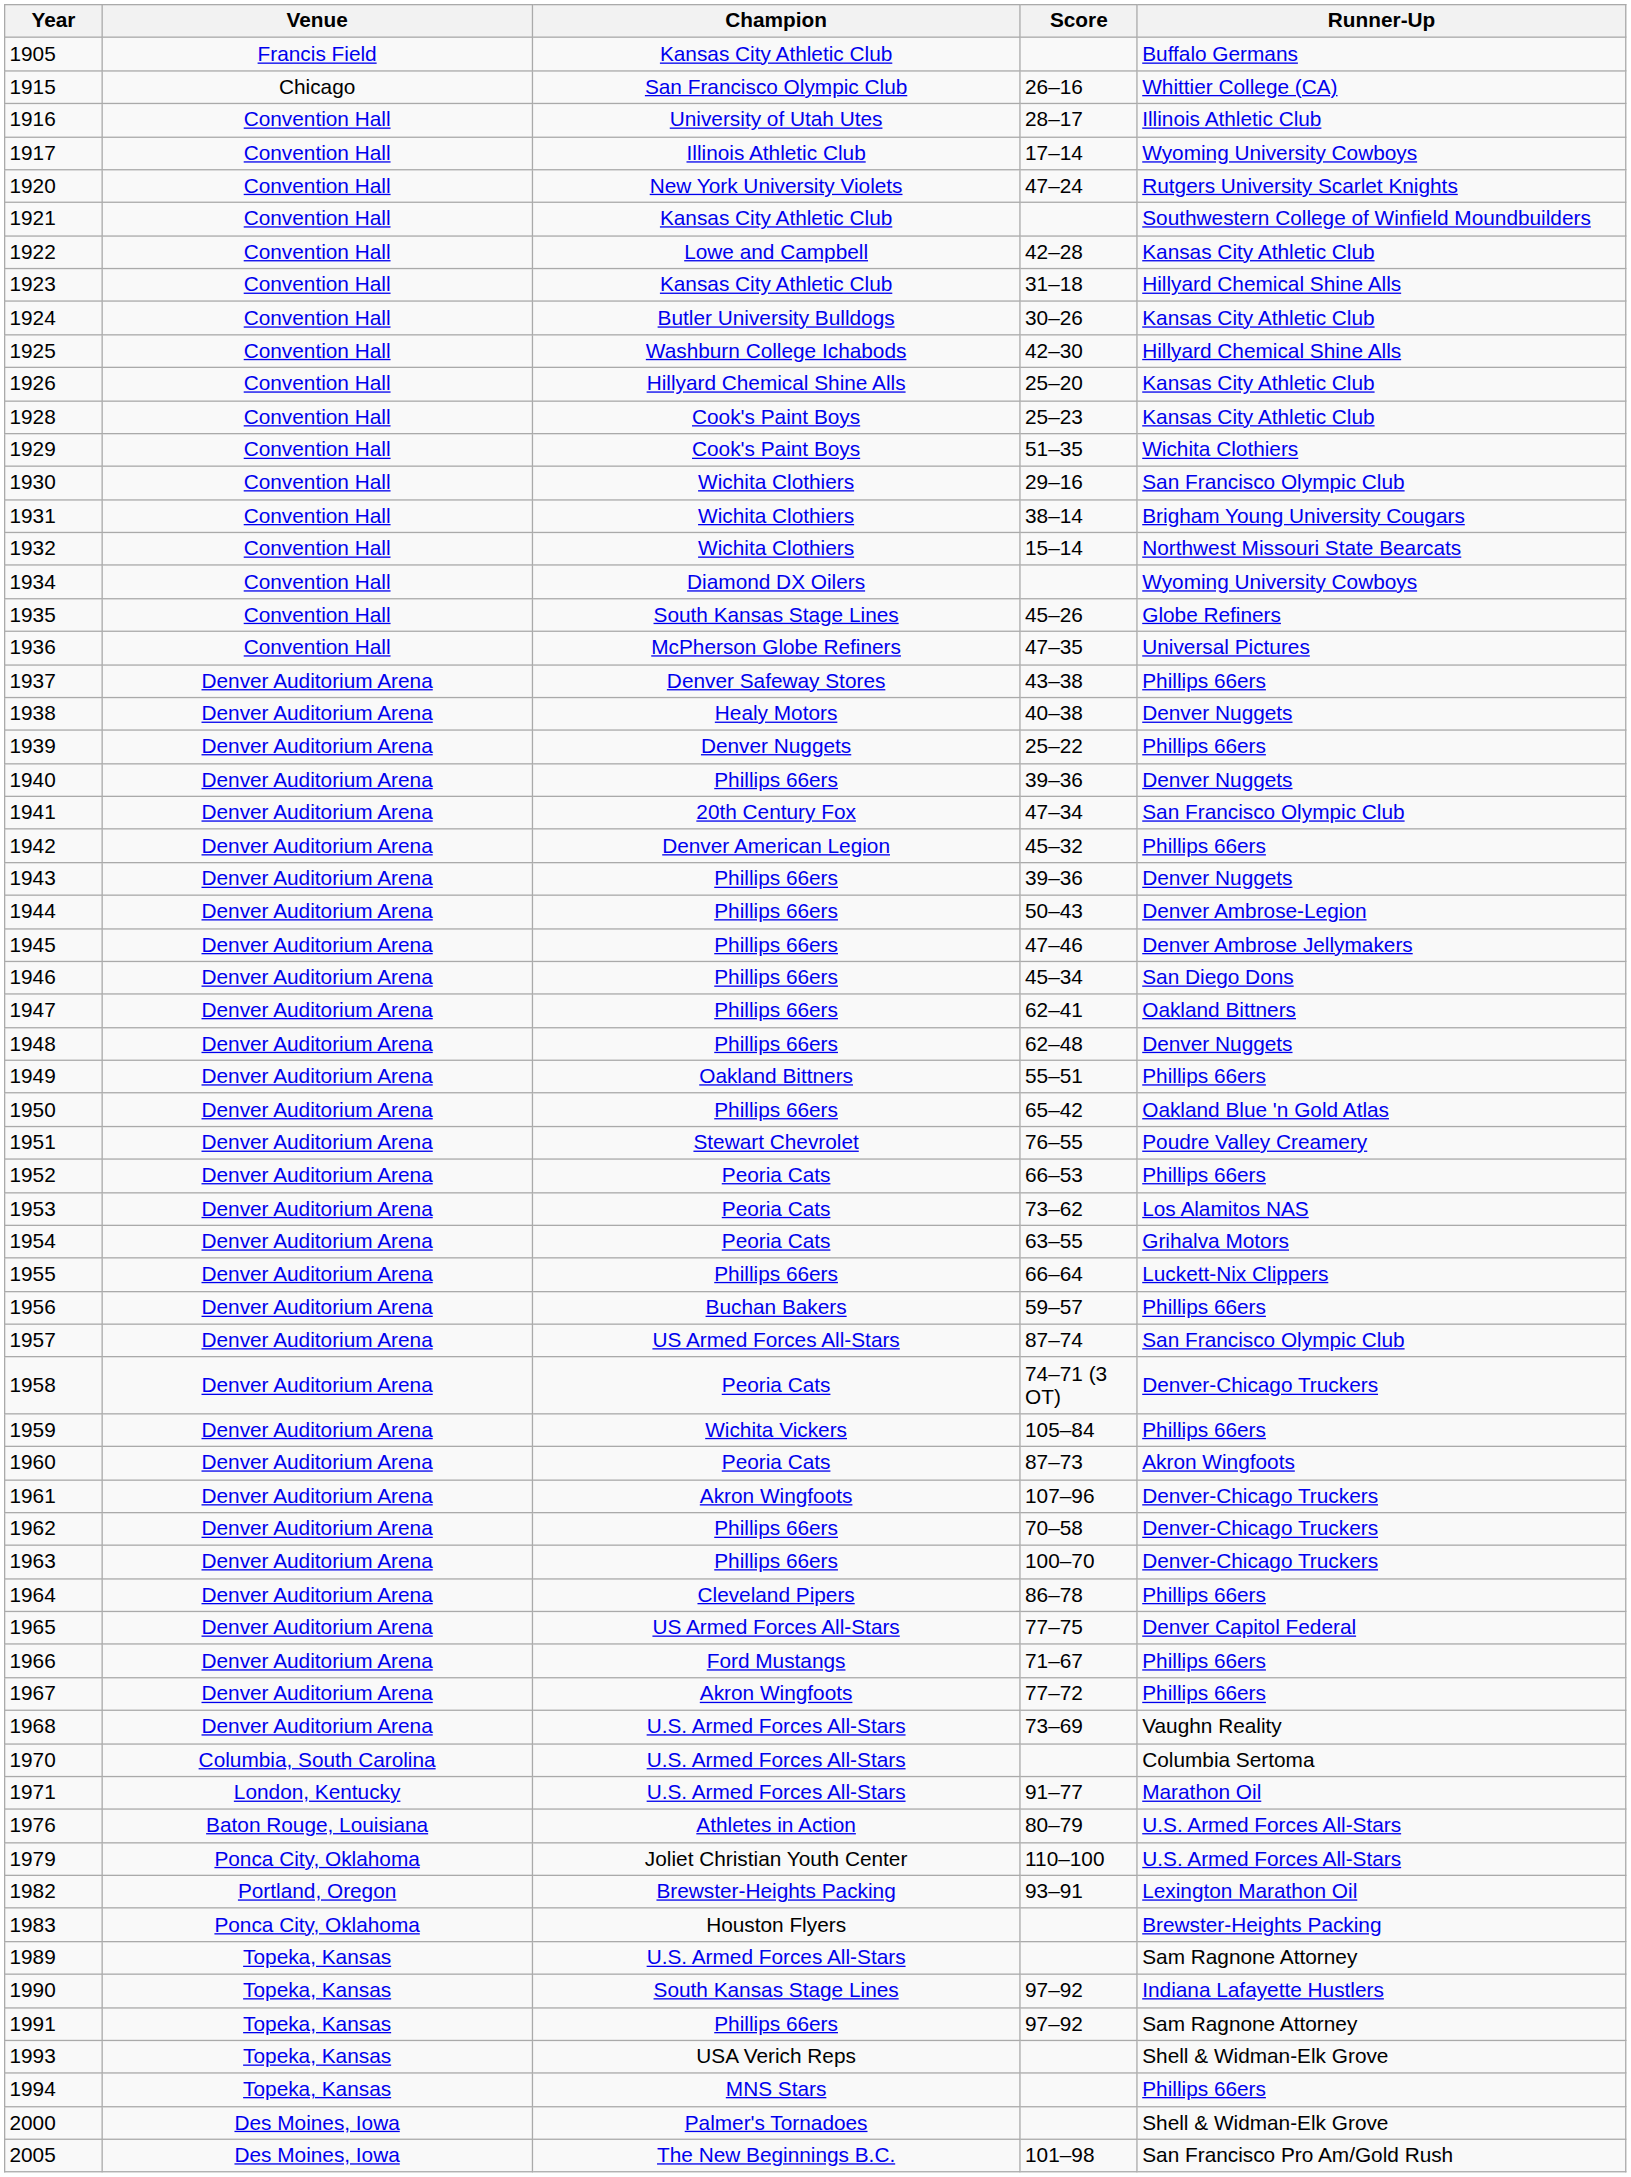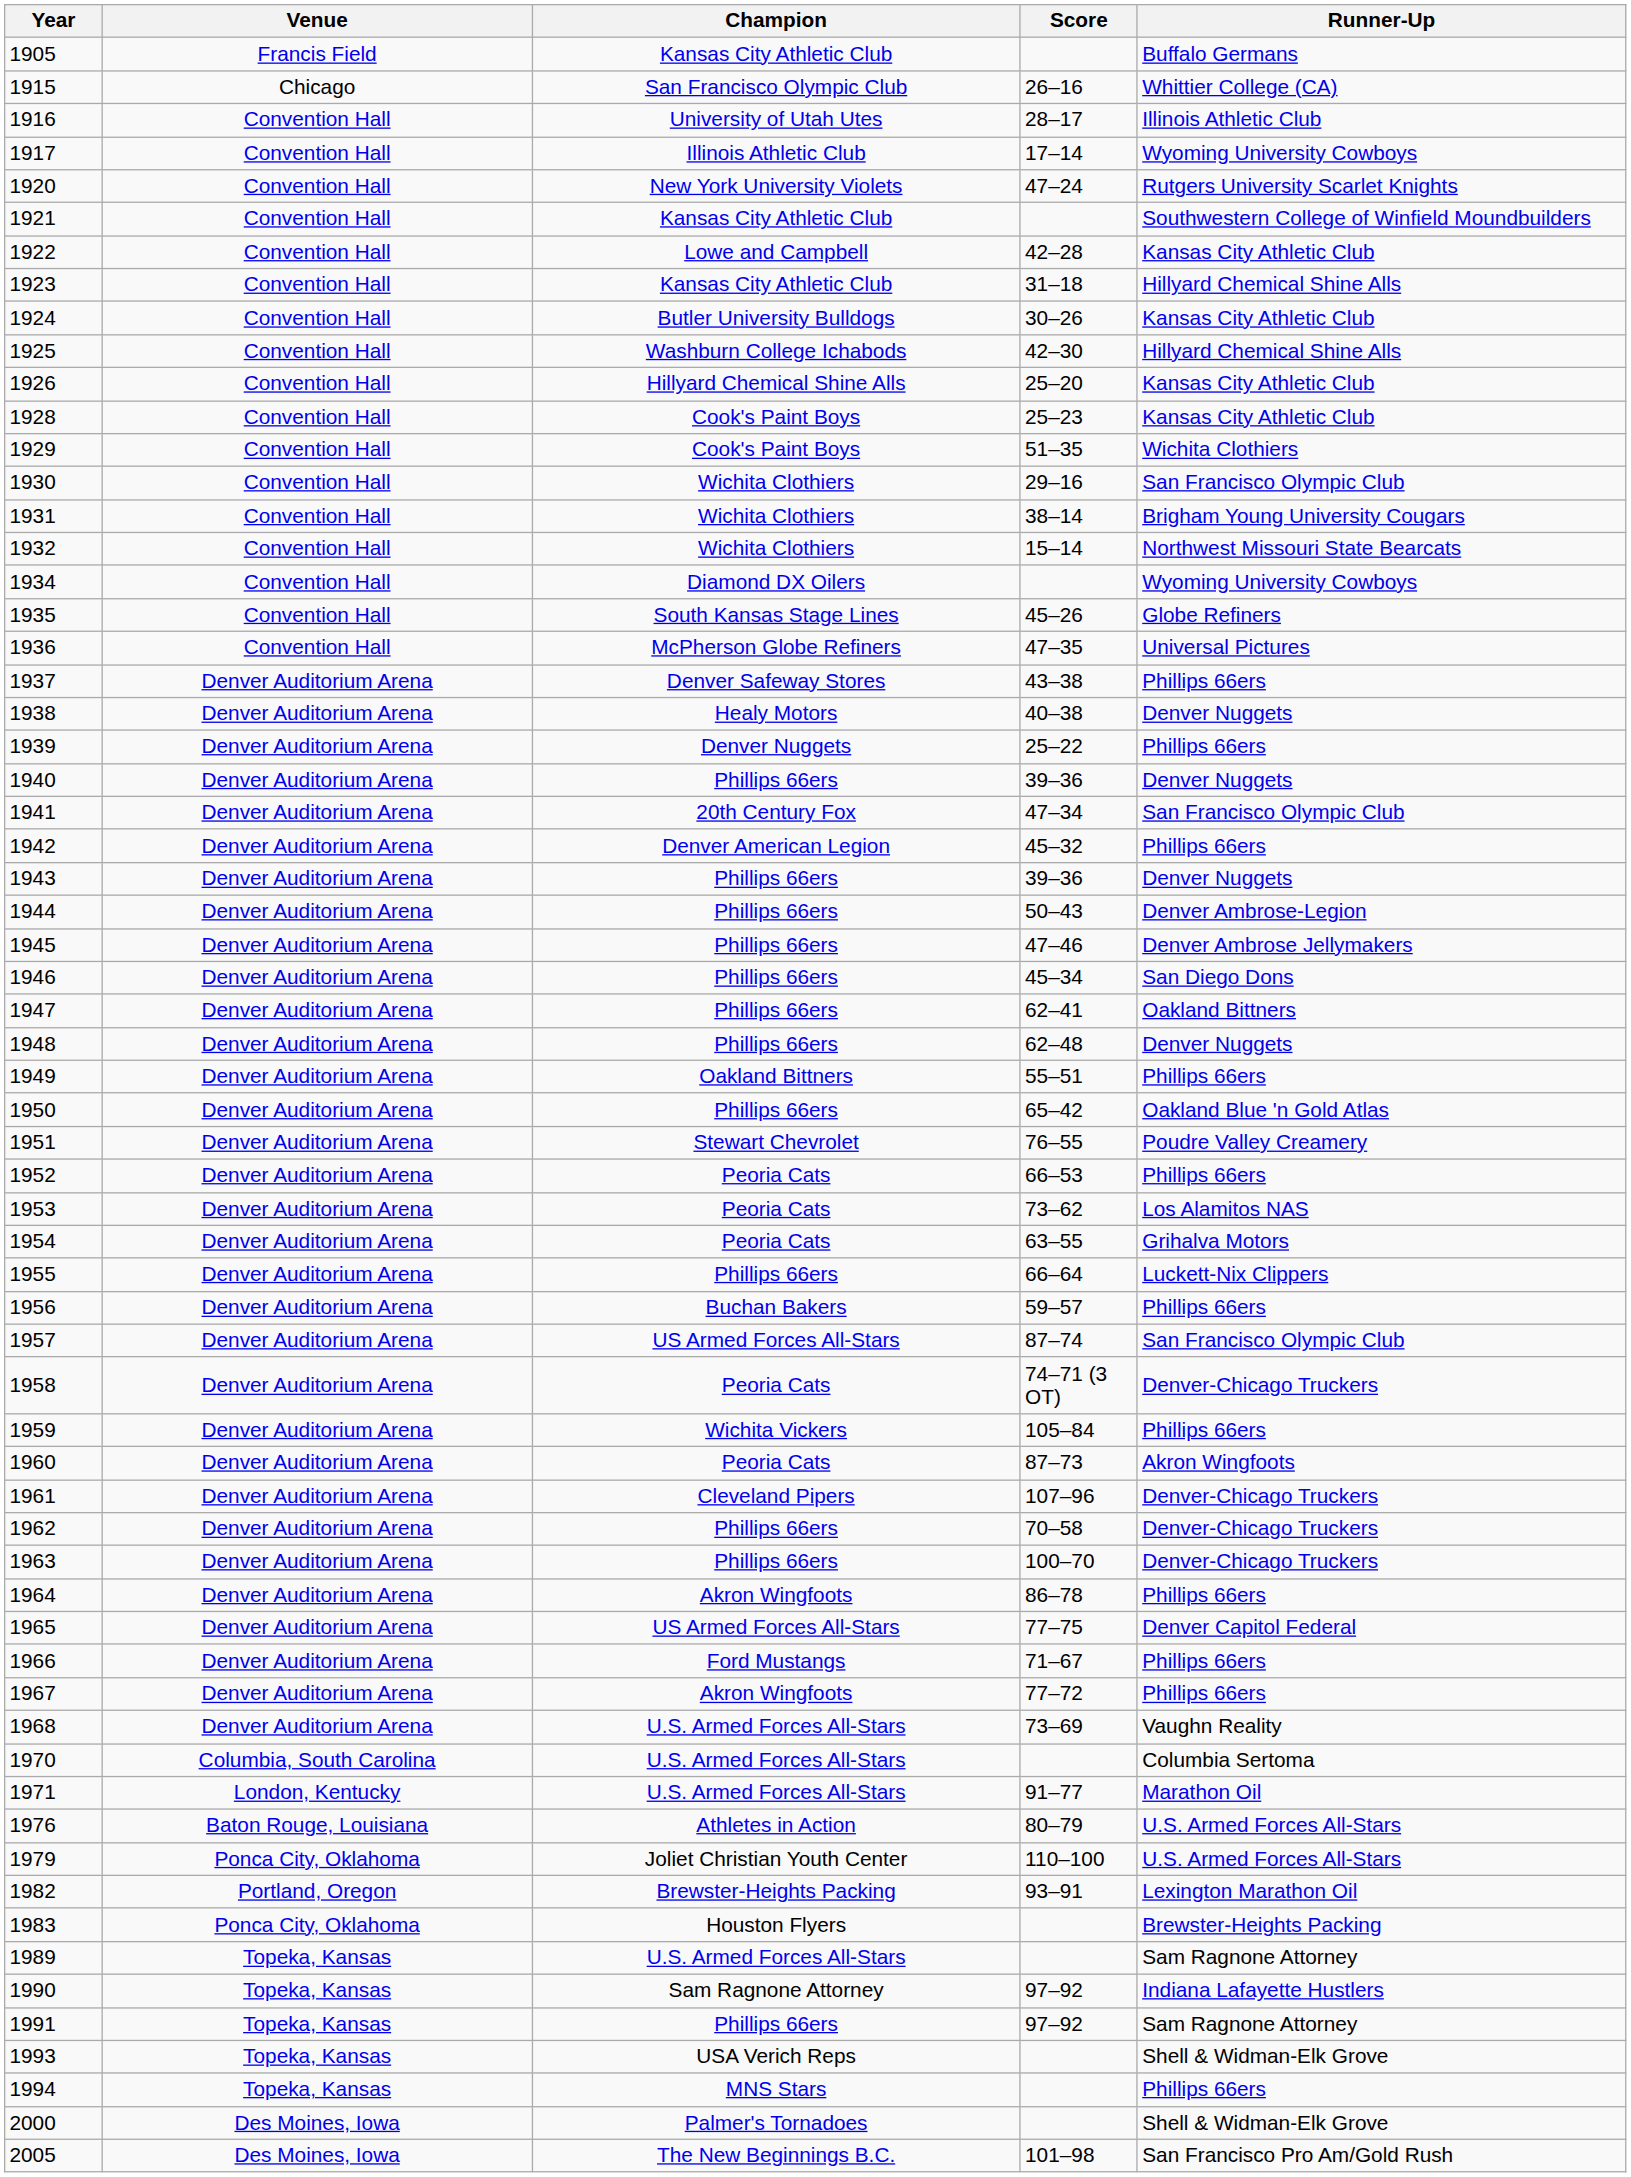(776, 1495) Akron Wingfoots -> (776, 1495) Cleveland Pipers
(776, 1594) Cleveland Pipers -> (776, 1594) Akron Wingfoots
(776, 1990) South Kansas Stage Lines -> (776, 1990) Sam Ragnone Attorney
